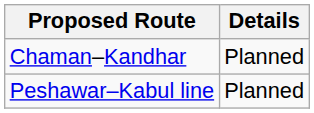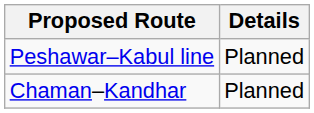rows swapped: (112, 90) <-> (98, 56)
